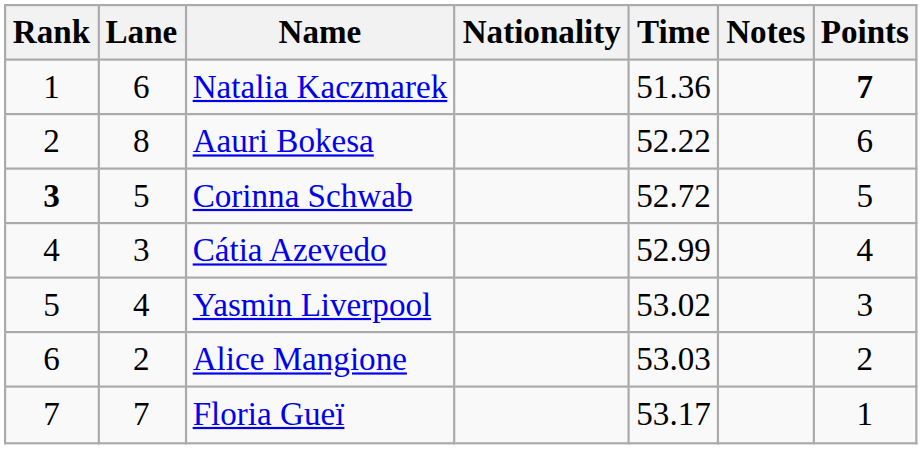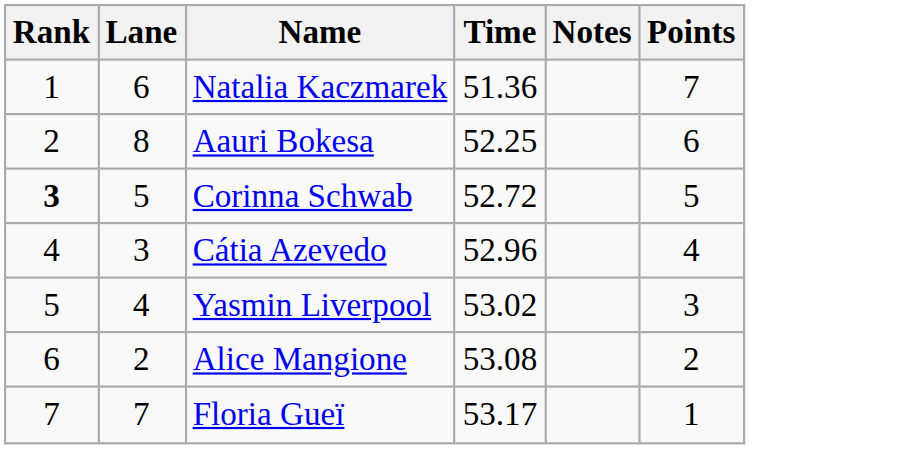- column: (542, 32)
(865, 86) bold -> (691, 86) normal
(674, 141) 52.22 -> (500, 141) 52.25
(674, 250) 52.99 -> (500, 250) 52.96
(674, 359) 53.03 -> (500, 359) 53.08
